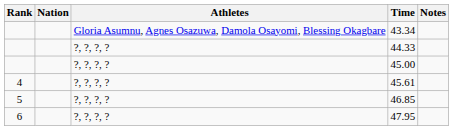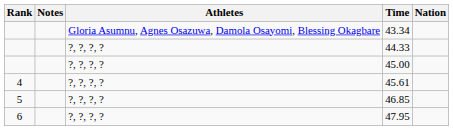columns swapped: (53, 13) <-> (433, 13)
